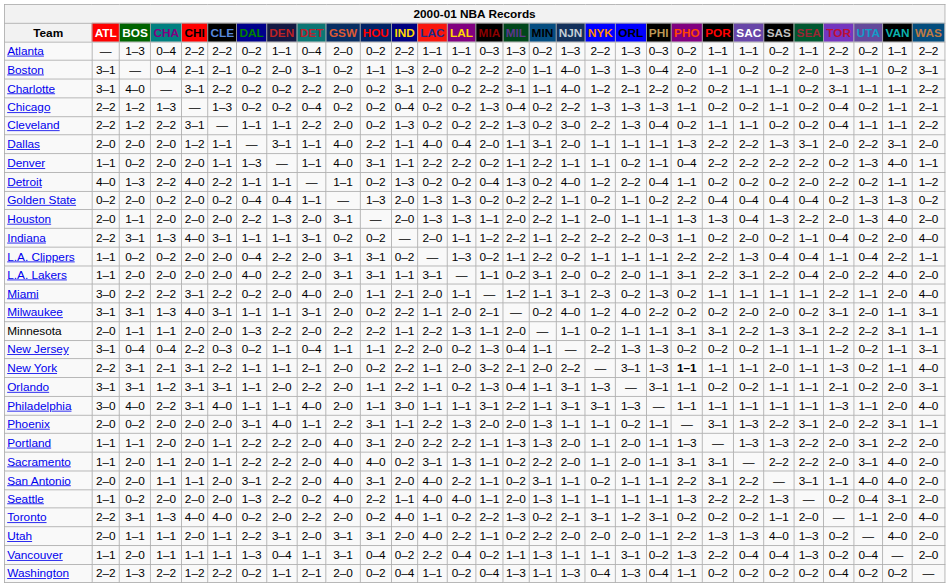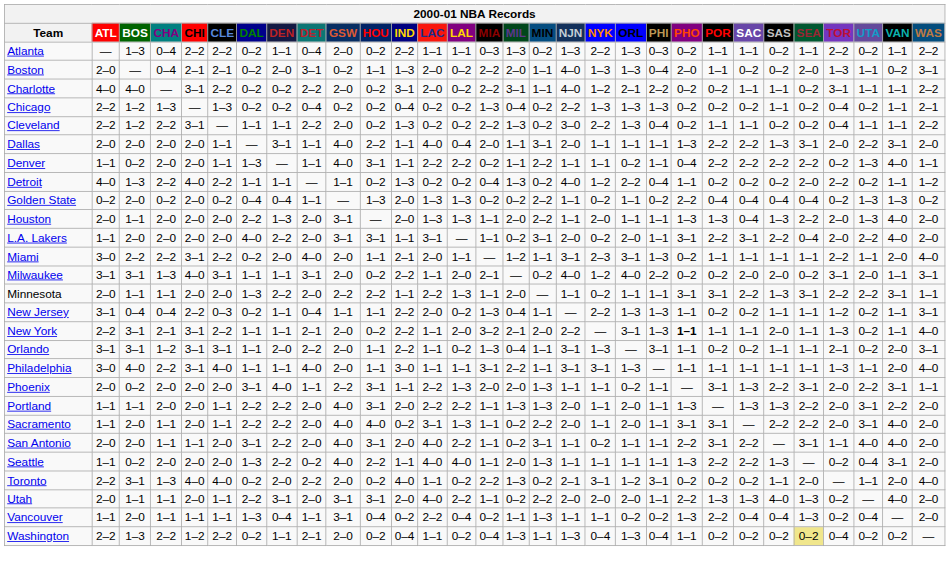(106, 70) 3–1 -> (106, 70) 2–0
(106, 89) 3–1 -> (106, 89) 4–0
(687, 107) 1–1 -> (687, 107) 0–2
(195, 145) 1–2 -> (195, 145) 2–0
- row: (27, 238)
- row: (41, 257)
(631, 294) 0–2 -> (631, 257) 3–1
(687, 350) 0–2 -> (687, 313) 1–1
(631, 555) 3–1 -> (631, 518) 0–2
(809, 574) no background -> (809, 536) khaki background
